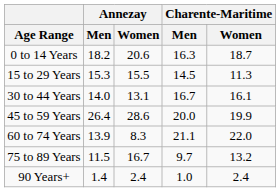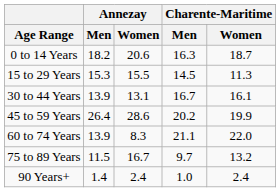(99, 95) 14.0 -> (99, 95) 13.9
(184, 116) 20.0 -> (184, 116) 20.2
